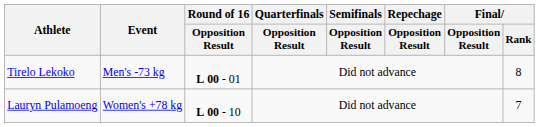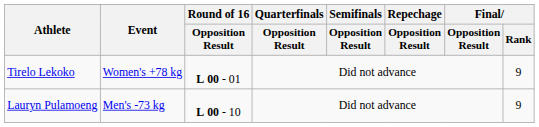(134, 72) Men's -73 kg -> (142, 72) Women's +78 kg
(519, 72) 8 -> (519, 72) 9
(142, 106) Women's +78 kg -> (134, 106) Men's -73 kg
(519, 106) 7 -> (519, 106) 9
